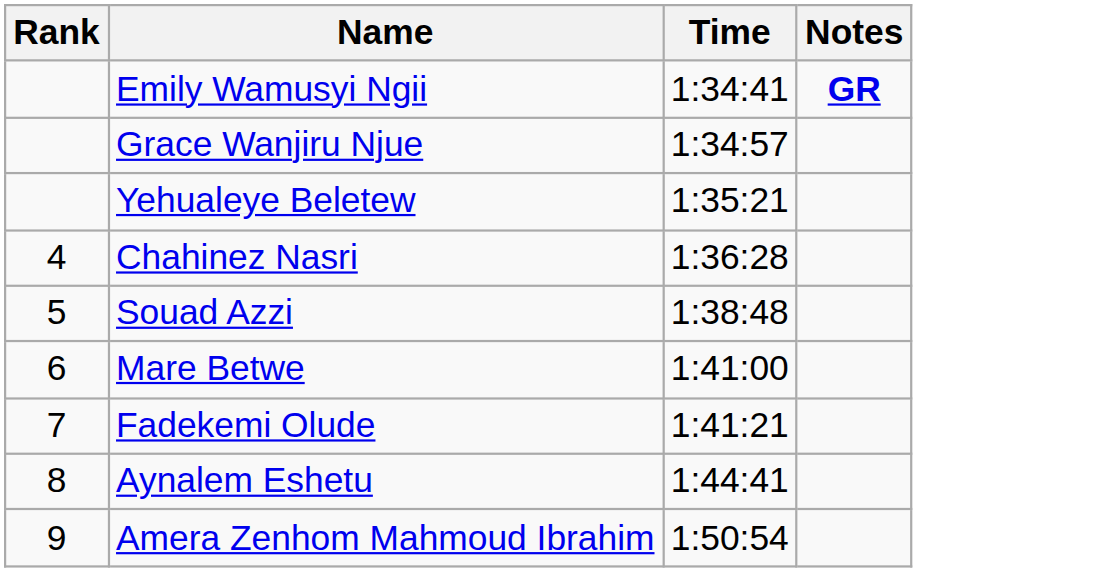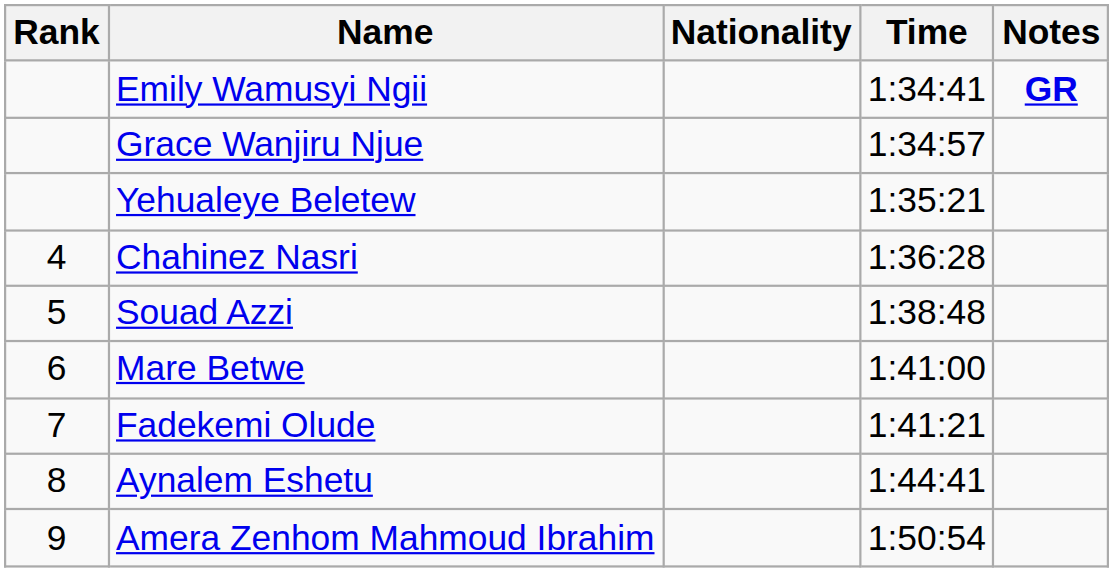+ column: (761, 32)
